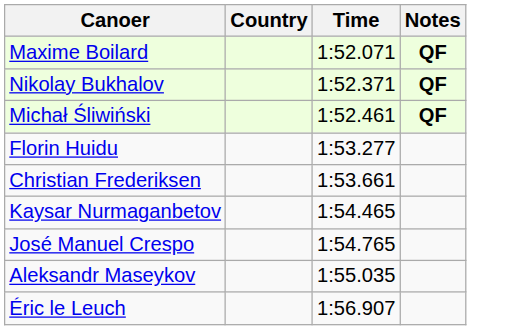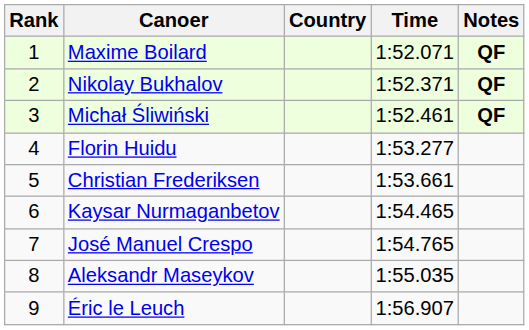+ column: (34, 20)
